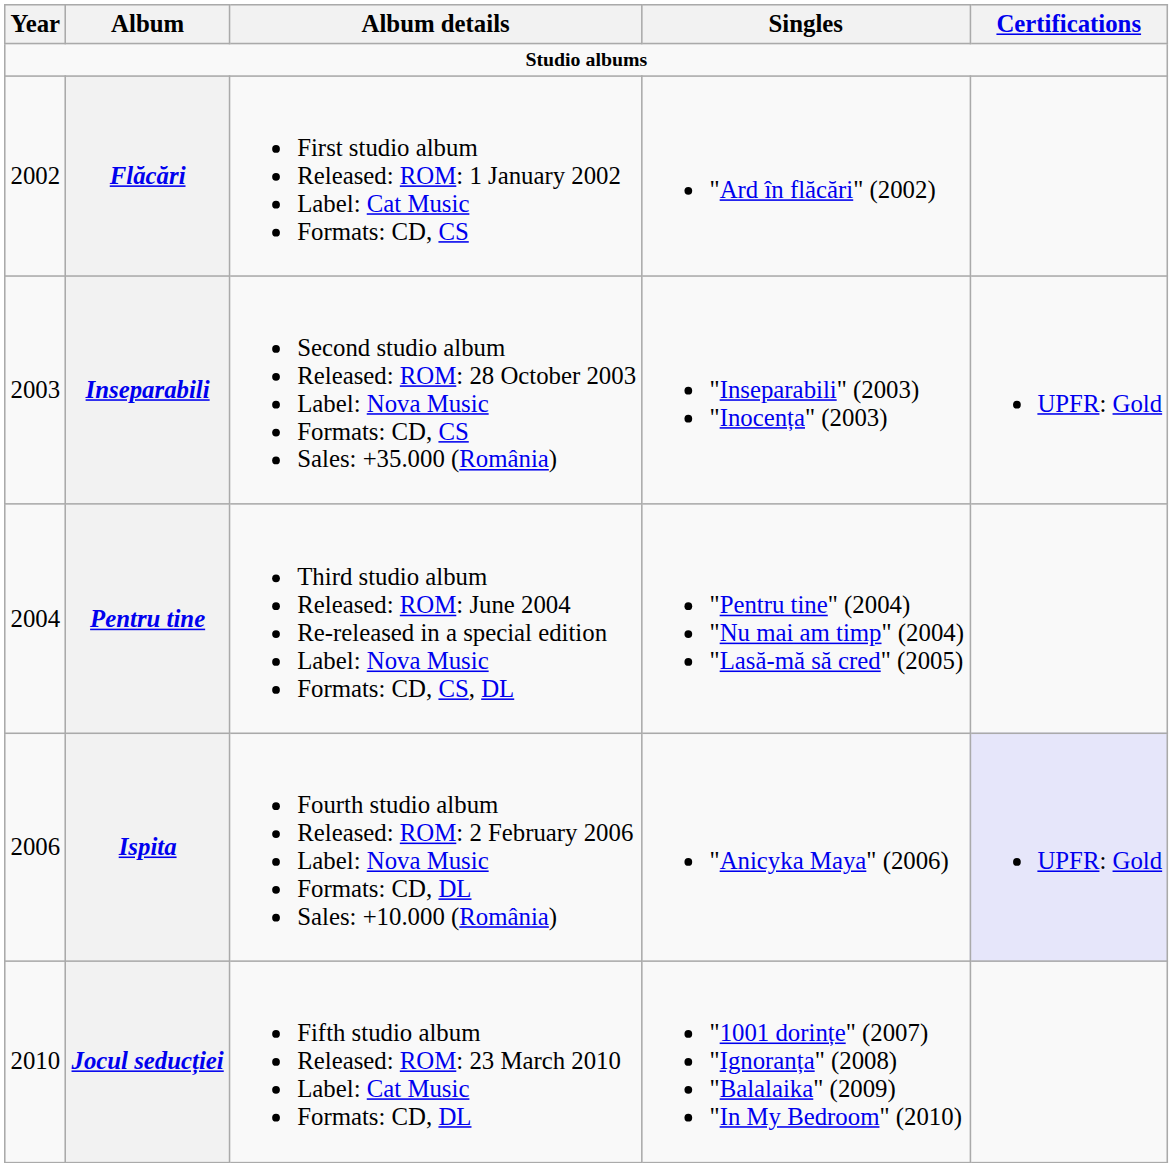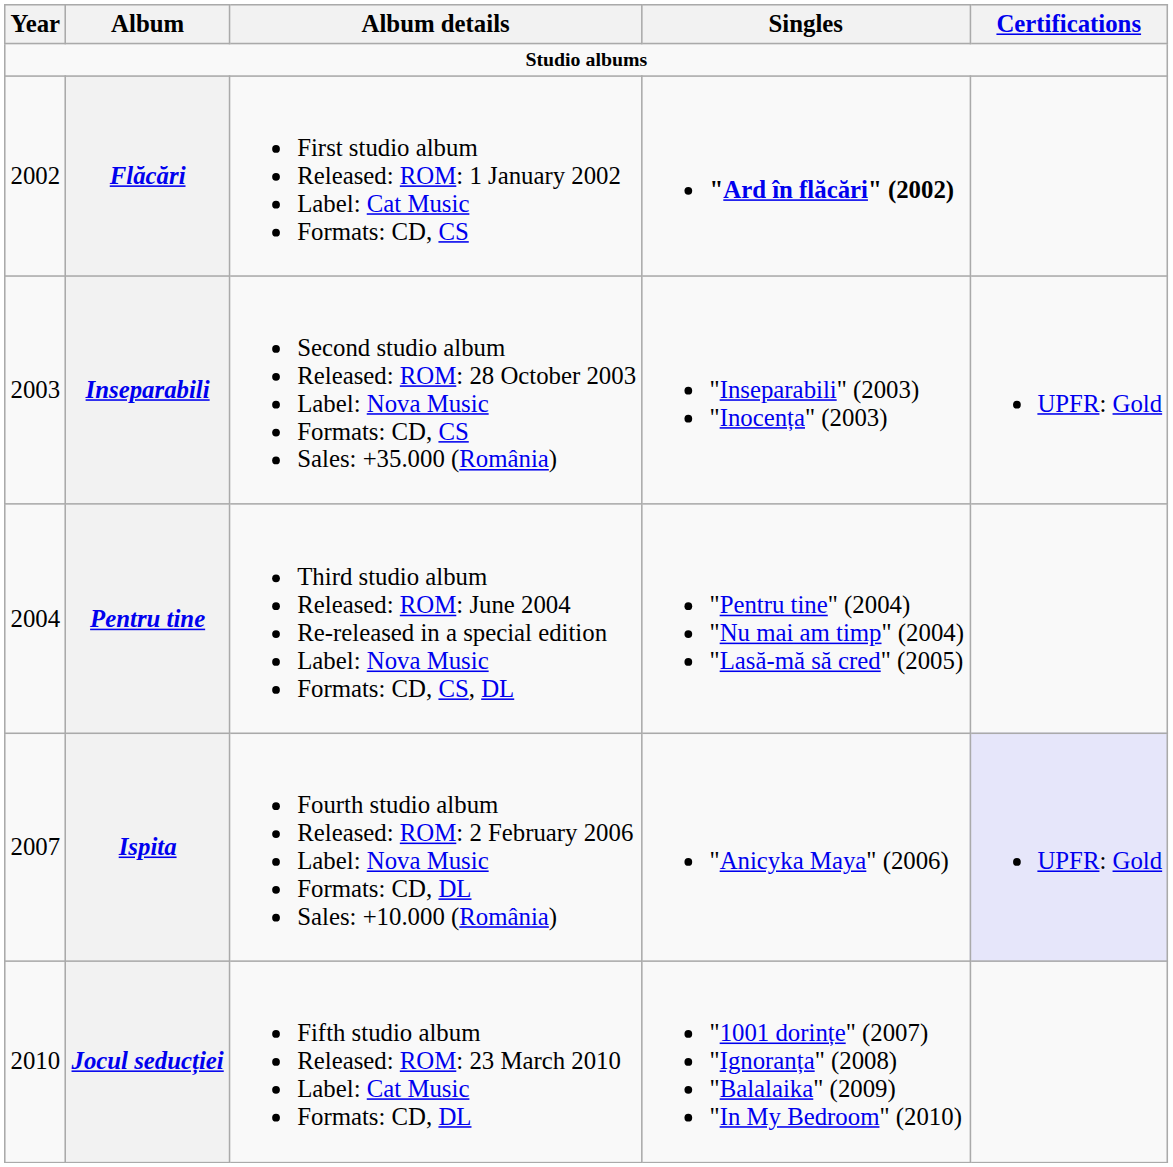(806, 190) normal -> (806, 190) bold
(35, 846) 2006 -> (35, 846) 2007
